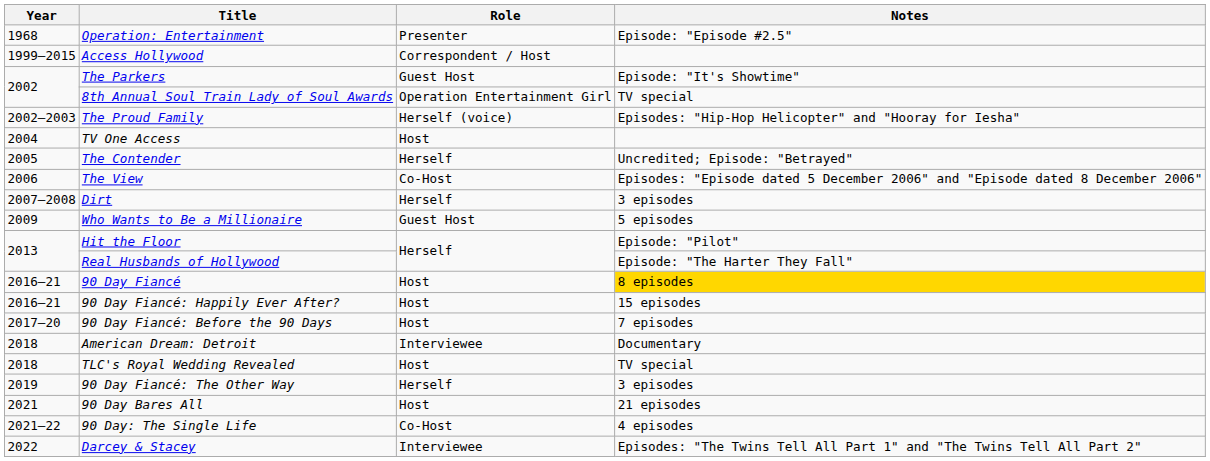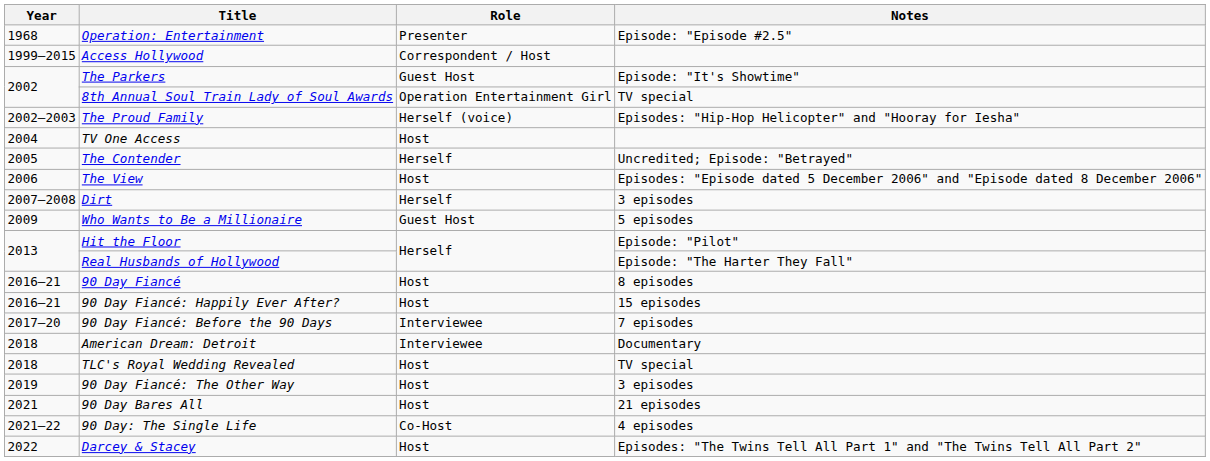(426, 179) Co-Host -> (414, 179) Host
(656, 282) gold background -> (656, 282) no background
(414, 323) Host -> (441, 323) Interviewee
(426, 385) Herself -> (414, 385) Host
(441, 446) Interviewee -> (414, 446) Host
